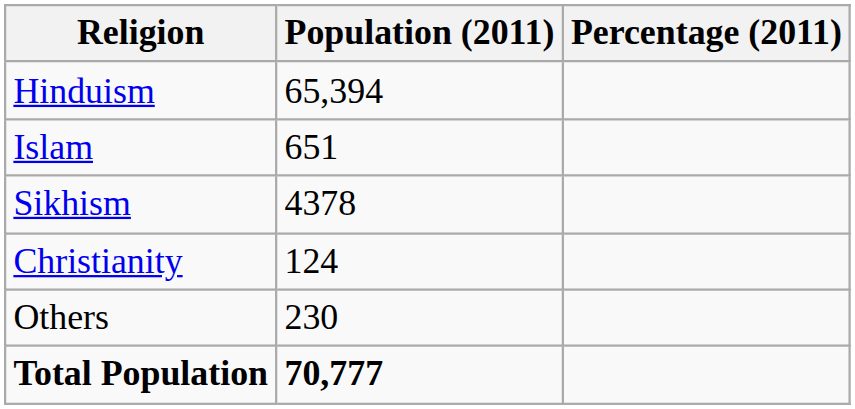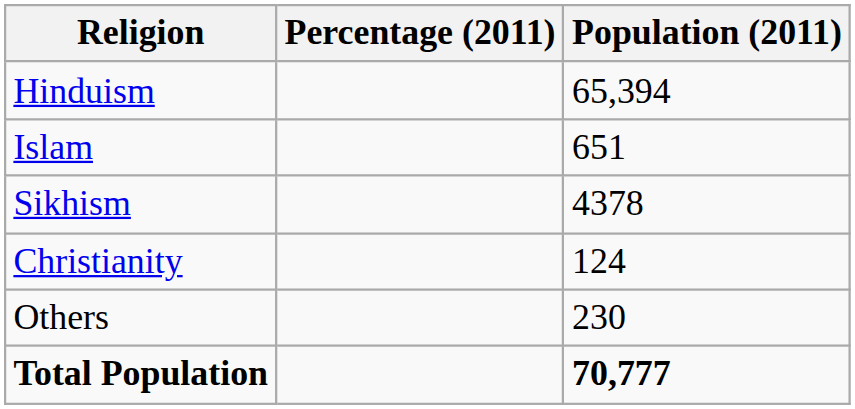columns swapped: (419, 32) <-> (706, 32)
